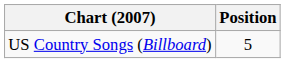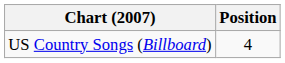(248, 44) 5 -> (248, 44) 4
